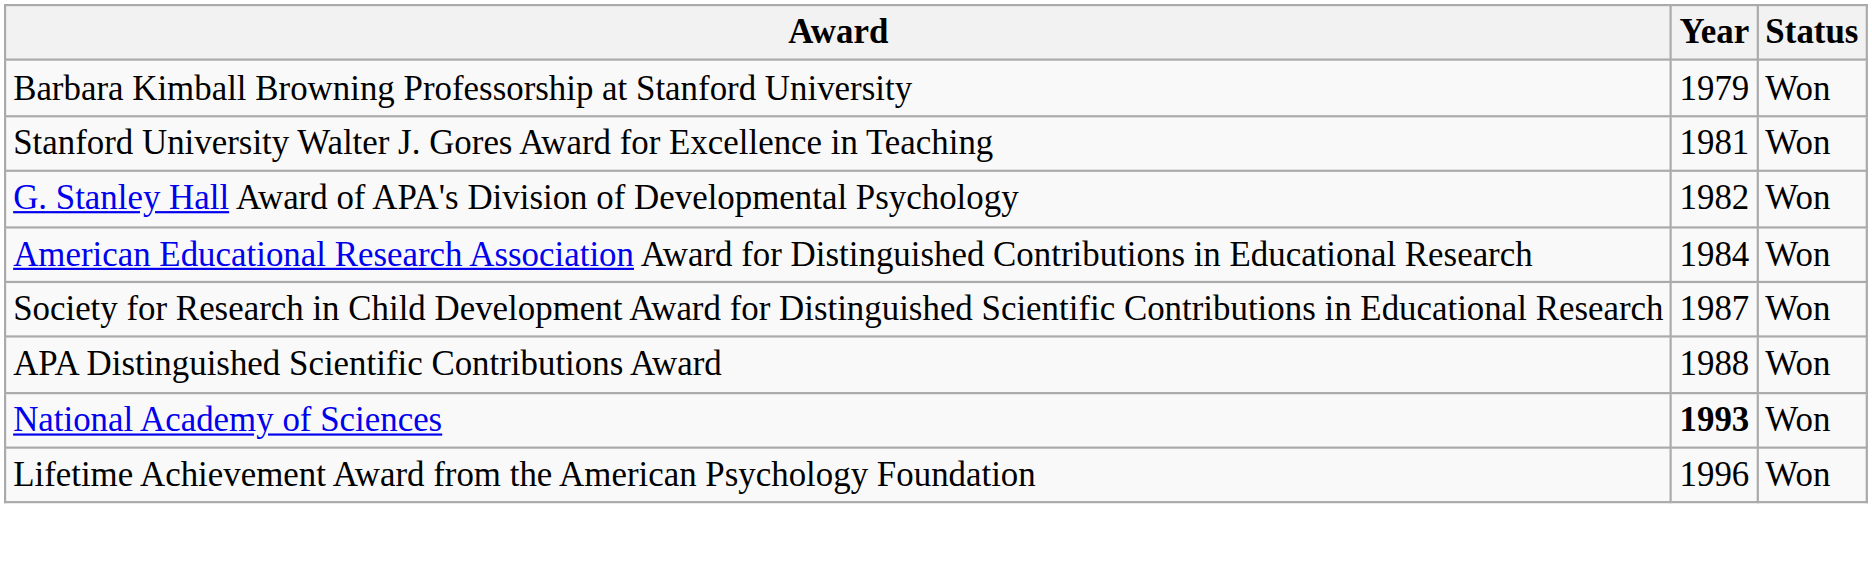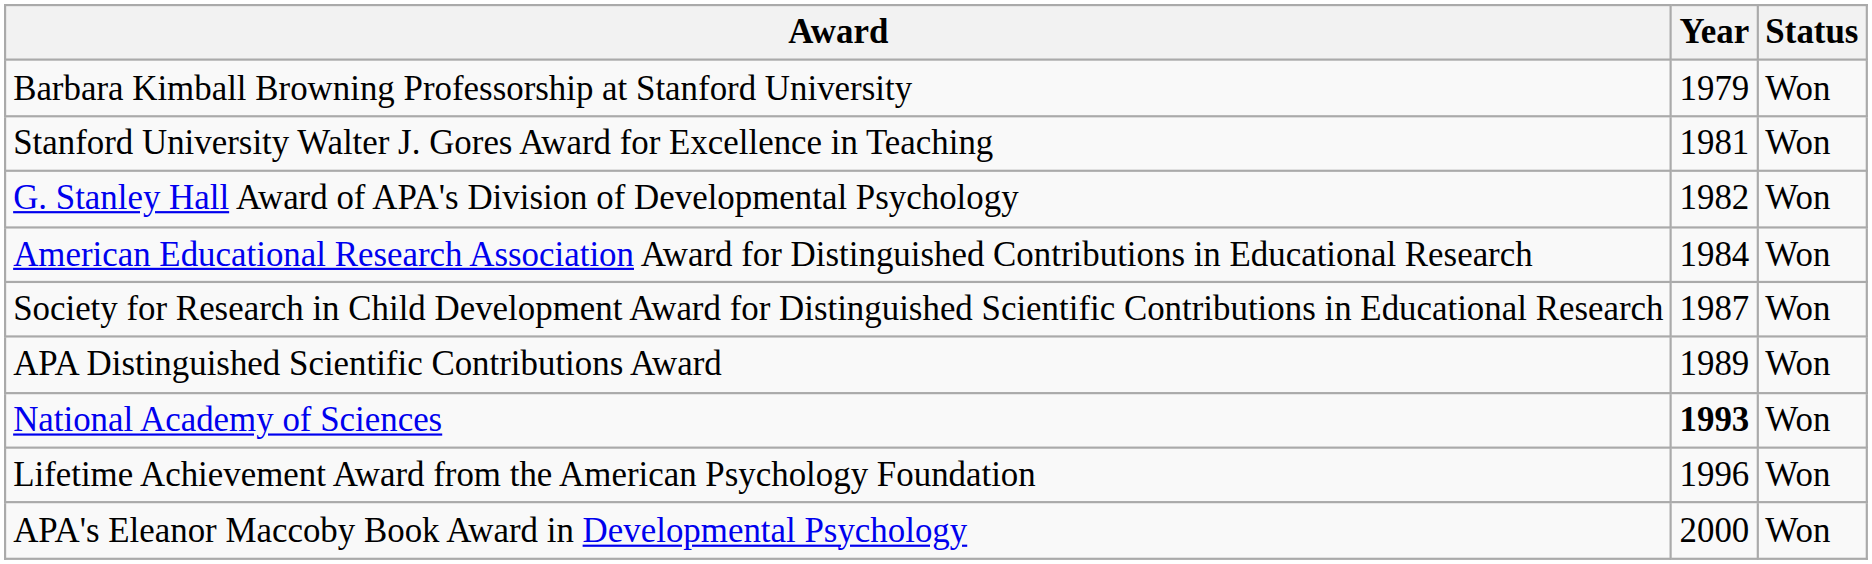(1714, 364) 1988 -> (1714, 364) 1989
+ row: (490, 530)
